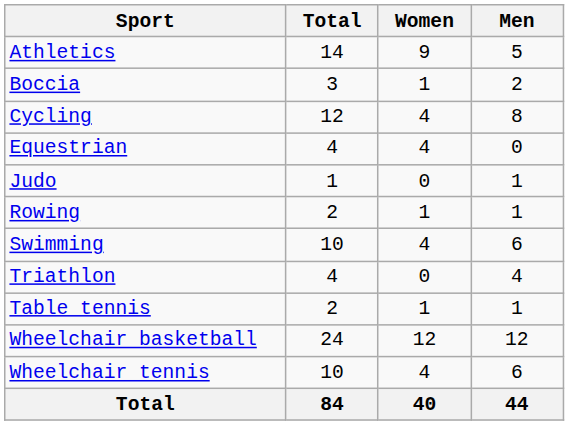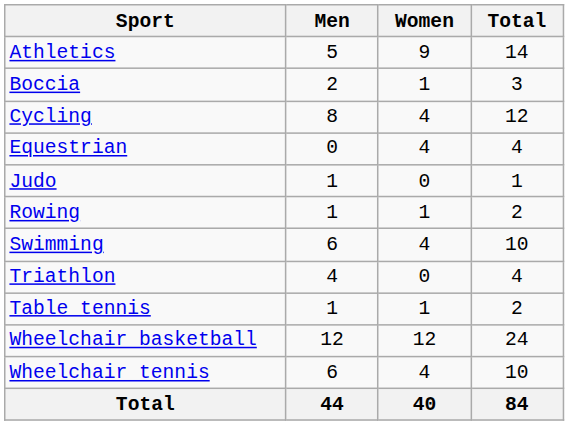columns swapped: (517, 21) <-> (332, 21)
